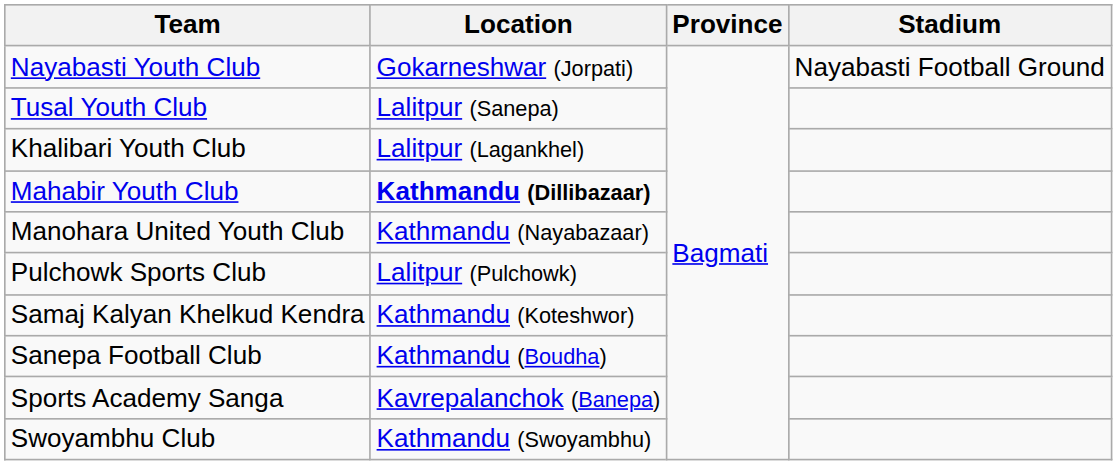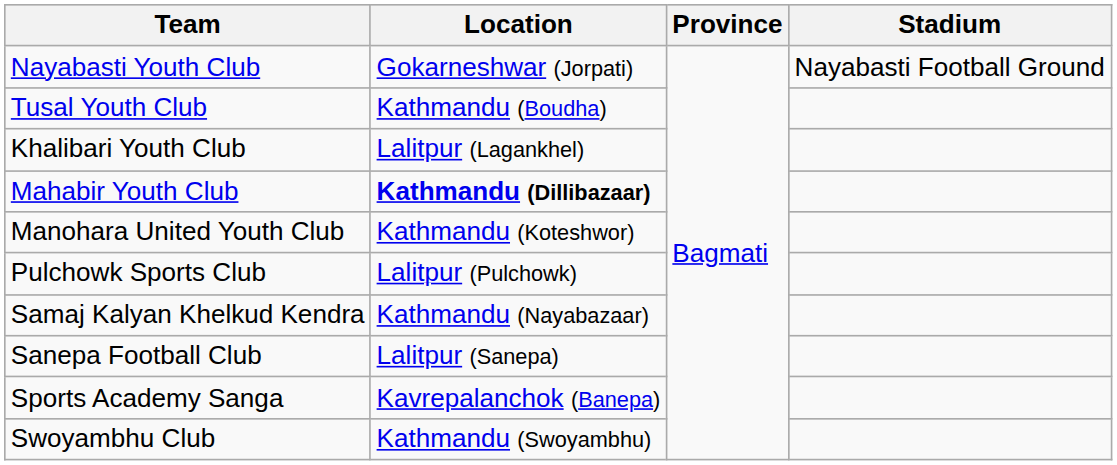(468, 107) Lalitpur (Sanepa) -> (492, 107) Kathmandu (Boudha)
(513, 231) Kathmandu (Nayabazaar) -> (506, 231) Kathmandu (Koteshwor)
(506, 314) Kathmandu (Koteshwor) -> (513, 314) Kathmandu (Nayabazaar)
(492, 356) Kathmandu (Boudha) -> (468, 356) Lalitpur (Sanepa)
